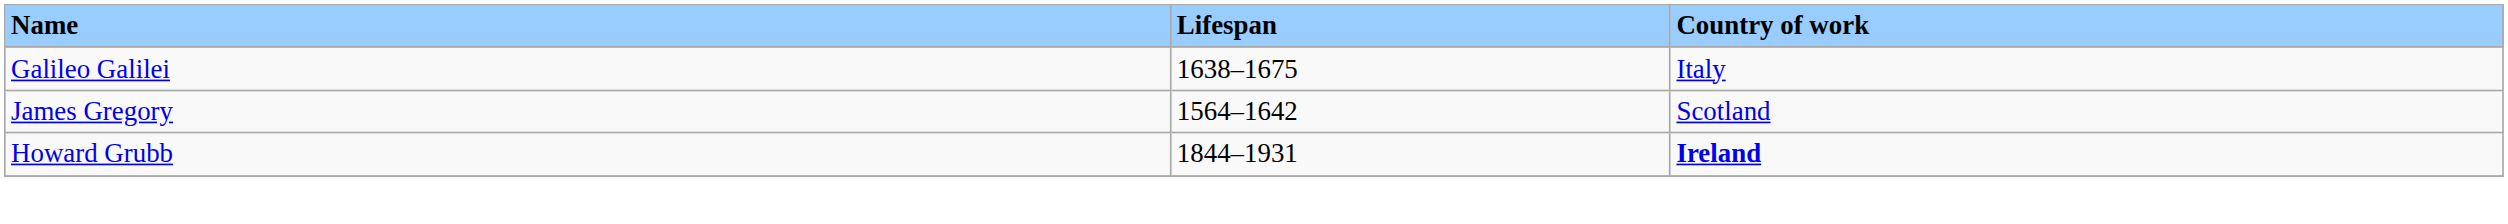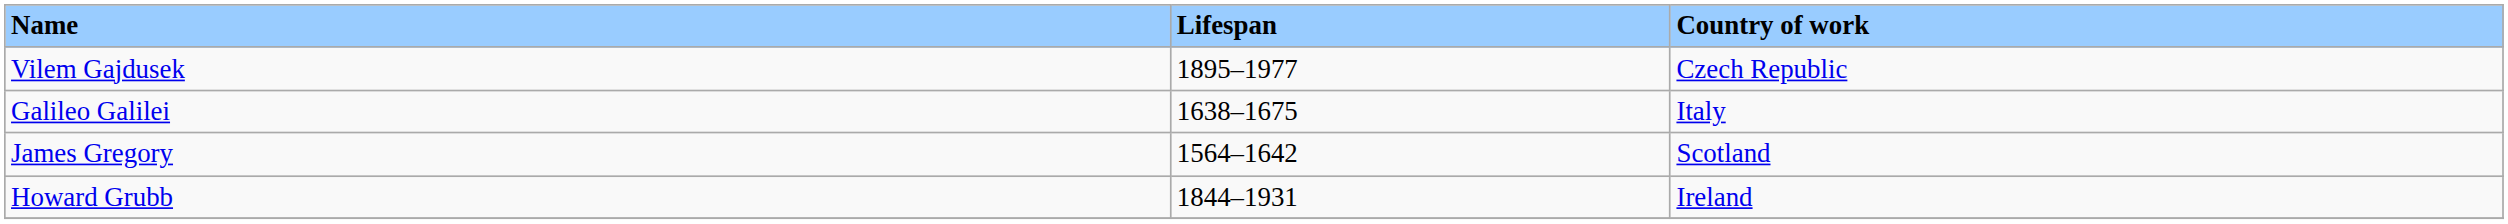+ row: (98, 68)
(1719, 153) bold -> (1715, 196) normal
